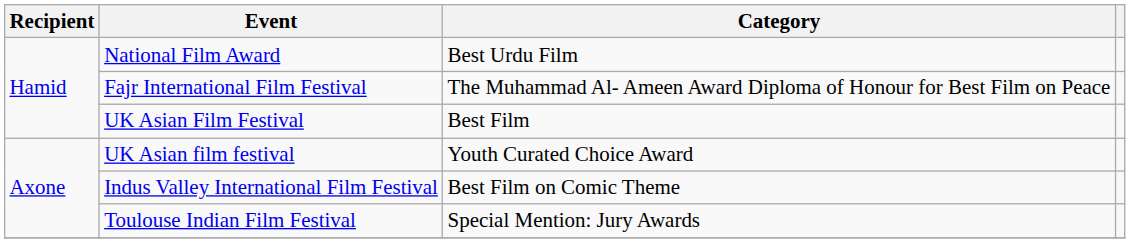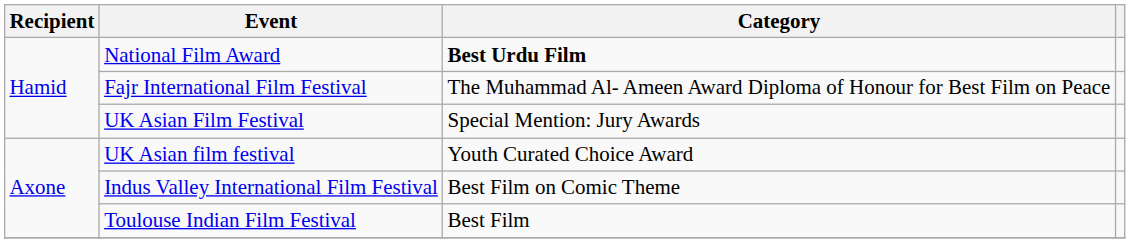(513, 54) normal -> (517, 54) bold
(489, 120) Best Film -> (574, 120) Special Mention: Jury Awards
(574, 220) Special Mention: Jury Awards -> (489, 220) Best Film
